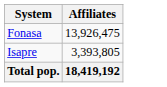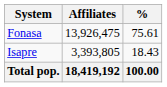+ column: (142, 14)
